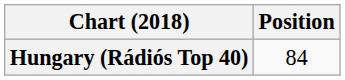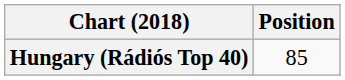(297, 57) 84 -> (297, 57) 85
